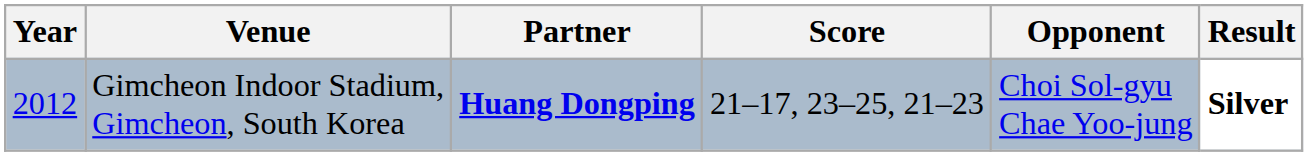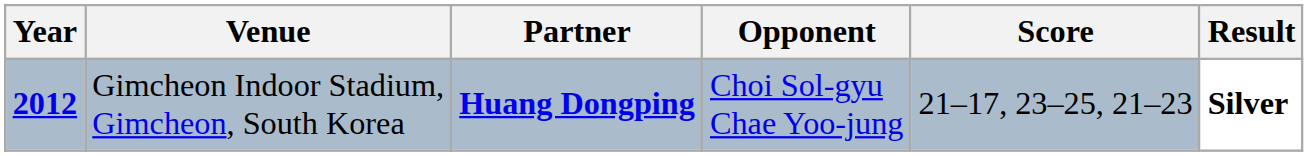columns swapped: (1096, 31) <-> (847, 31)
(45, 103) normal -> (45, 103) bold
